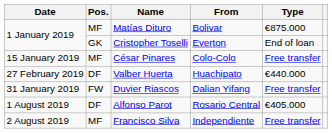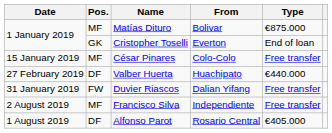rows swapped: (143, 105) <-> (146, 120)
